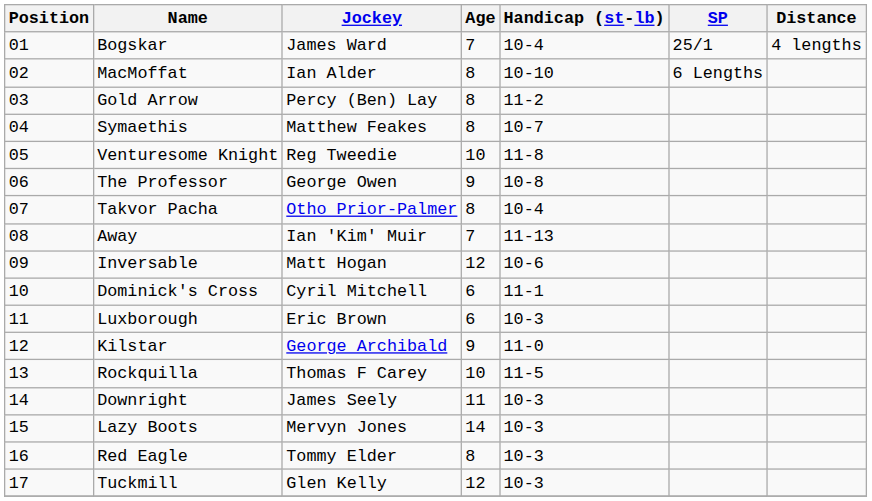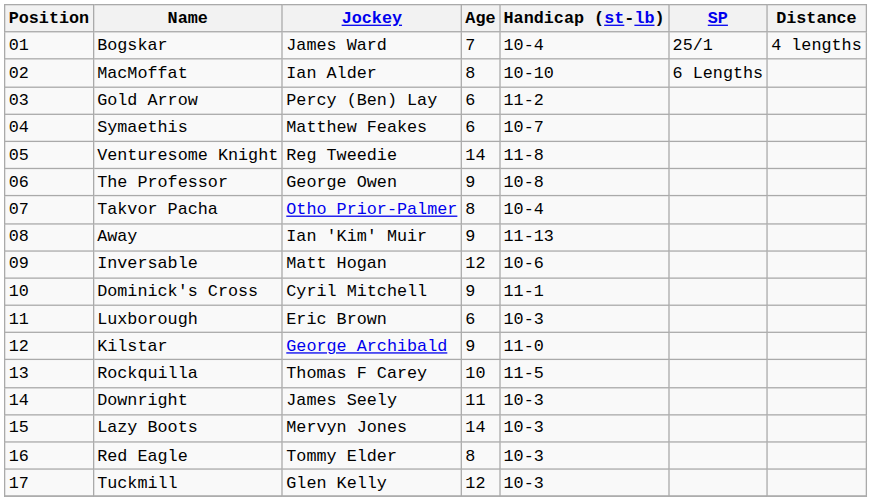(470, 100) 8 -> (470, 100) 6
(470, 128) 8 -> (470, 128) 6
(475, 155) 10 -> (475, 155) 14
(470, 237) 7 -> (470, 237) 9
(470, 292) 6 -> (470, 292) 9
